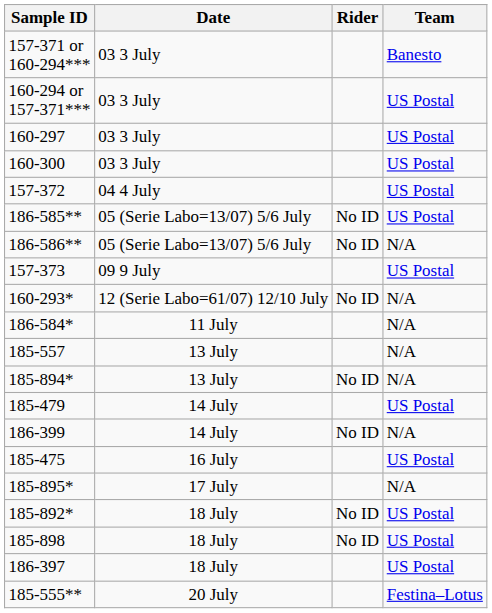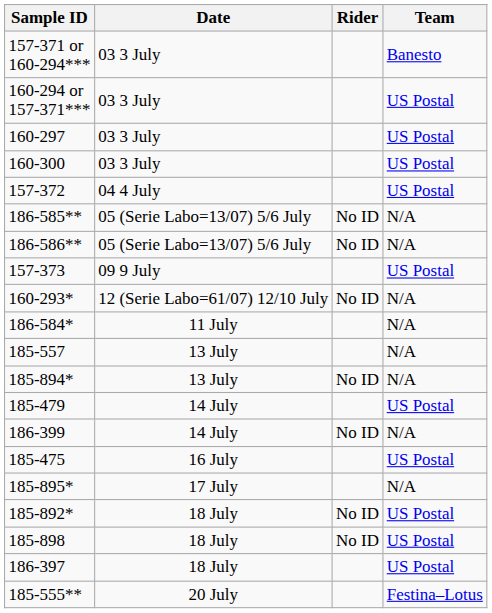(420, 217) US Postal -> (401, 217) N/A
